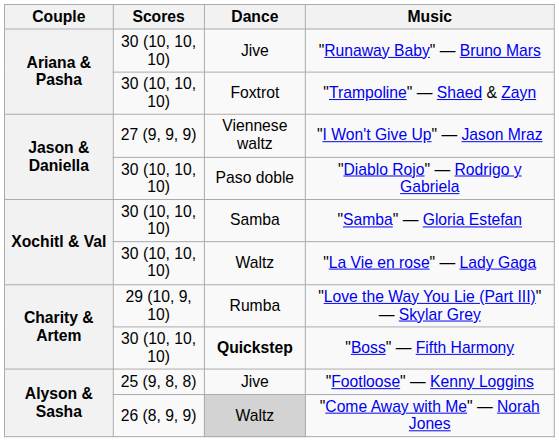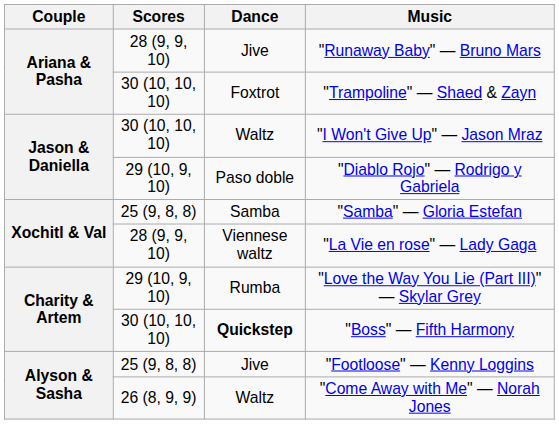(159, 50) 30 (10, 10, 10) -> (159, 50) 28 (9, 9, 10)
(159, 135) 27 (9, 9, 9) -> (159, 135) 30 (10, 10, 10)
(255, 135) Viennese waltz -> (255, 135) Waltz
(159, 178) 30 (10, 10, 10) -> (159, 178) 29 (10, 9, 10)
(159, 220) 30 (10, 10, 10) -> (159, 211) 25 (9, 8, 8)
(159, 263) 30 (10, 10, 10) -> (159, 245) 28 (9, 9, 10)
(255, 263) Waltz -> (255, 245) Viennese waltz
(255, 415) lightgrey background -> (255, 397) no background
